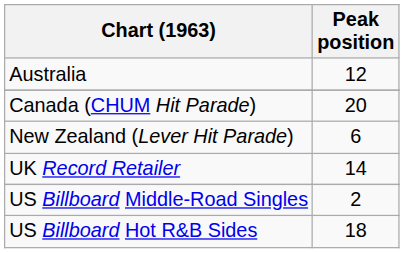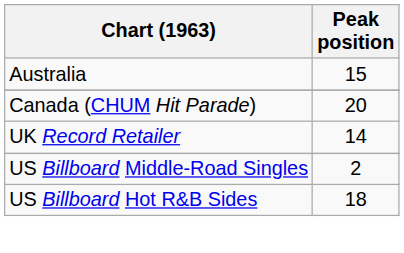(356, 74) 12 -> (356, 74) 15
- row: (151, 136)
